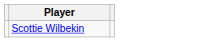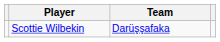+ column: (160, 12)
